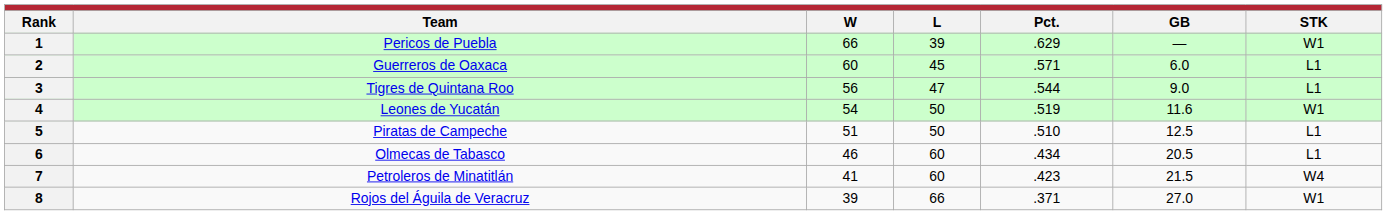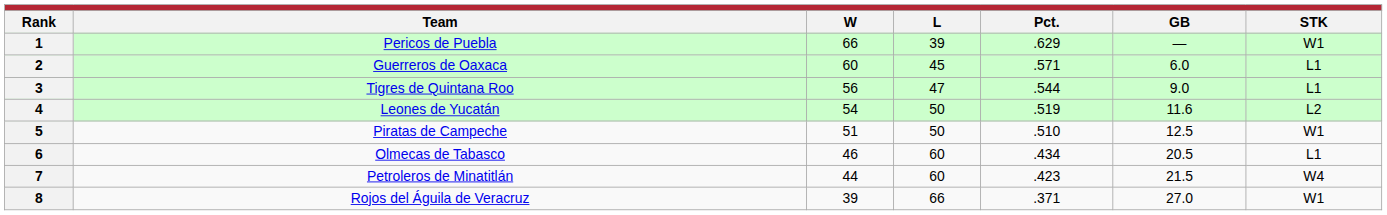(1314, 110) W1 -> (1314, 110) L2
(1314, 132) L1 -> (1314, 132) W1
(850, 176) 41 -> (850, 176) 44
